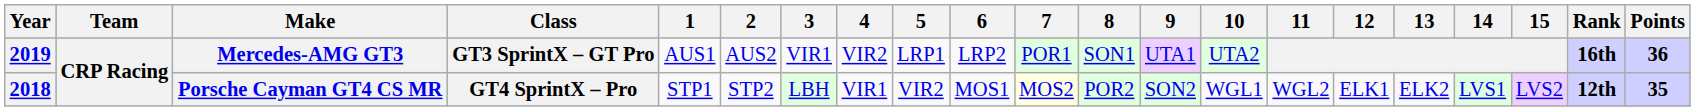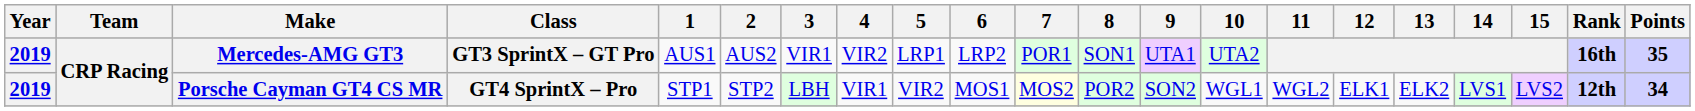(1658, 54) 36 -> (1658, 54) 35
(30, 88) 2018 -> (30, 88) 2019
(1658, 88) 35 -> (1658, 88) 34
